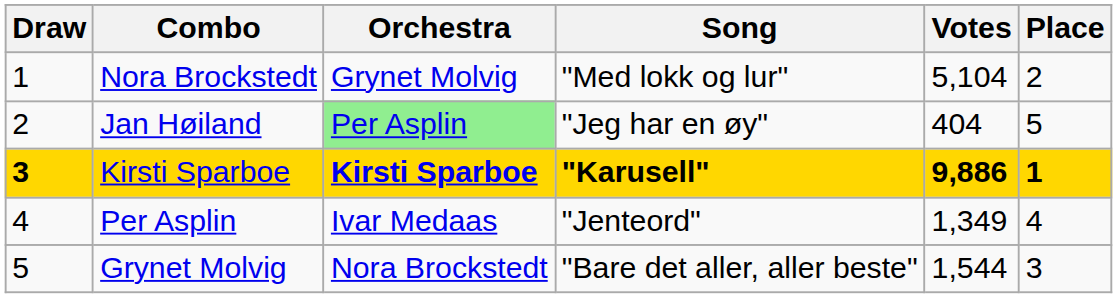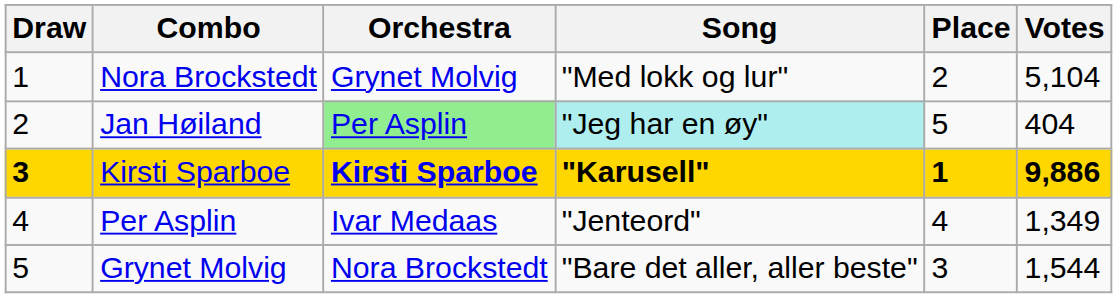columns swapped: (972, 28) <-> (1065, 28)
(665, 124) no background -> (665, 124) paleturquoise background
